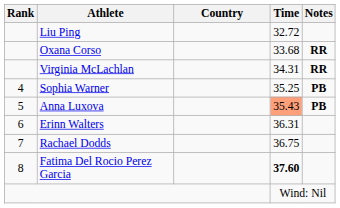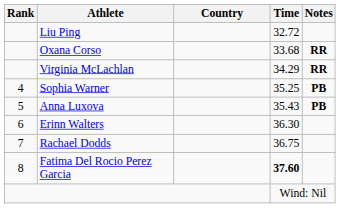(286, 69) 34.31 -> (286, 69) 34.29
(286, 106) lightsalmon background -> (286, 106) no background
(286, 124) 36.31 -> (286, 124) 36.30
